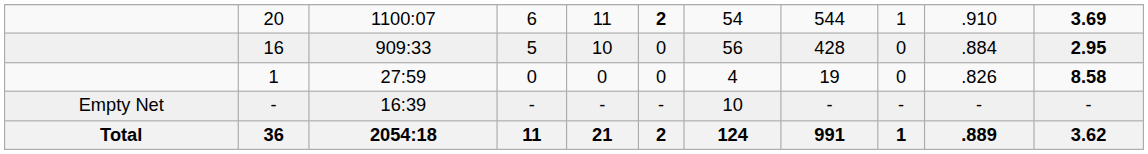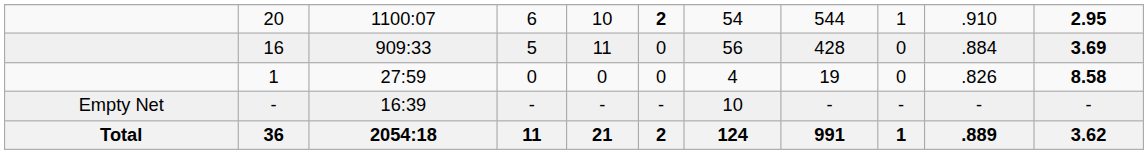(602, 18) 11 -> (602, 18) 10
(1089, 18) 3.69 -> (1089, 18) 2.95
(602, 47) 10 -> (602, 47) 11
(1089, 47) 2.95 -> (1089, 47) 3.69
